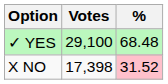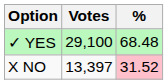(89, 67) 17,398 -> (89, 67) 13,397
